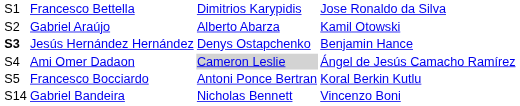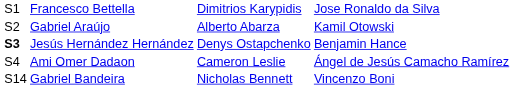(241, 61) lightgrey background -> (241, 61) no background
- row: (89, 79)
